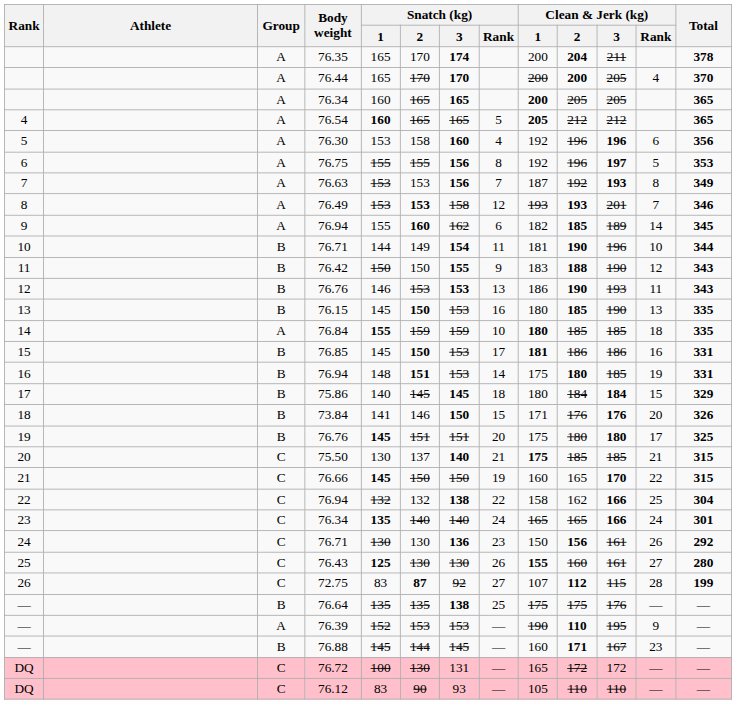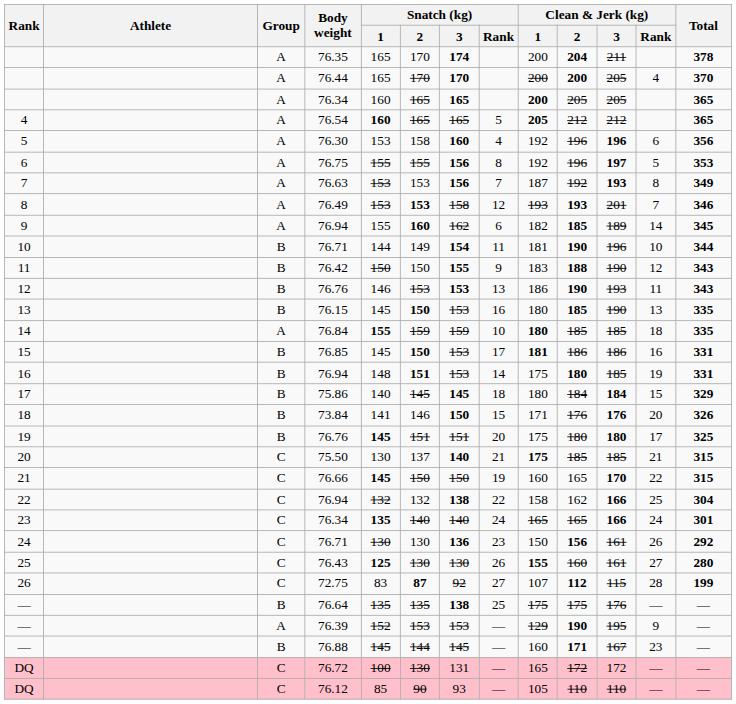(538, 625) 190 -> (538, 625) 129
(577, 625) 110 -> (577, 625) 190
(381, 688) 83 -> (381, 688) 85
